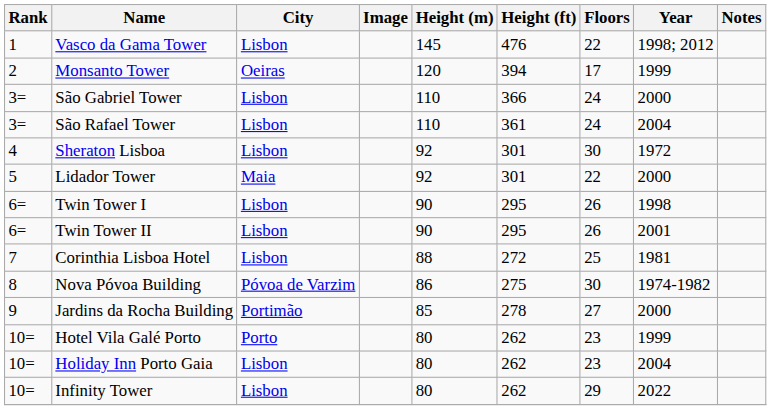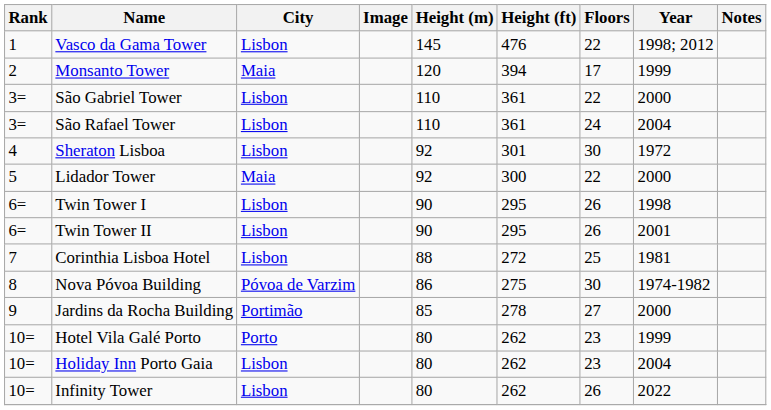(263, 71) Oeiras -> (258, 71) Maia
(514, 97) 366 -> (514, 97) 361
(593, 97) 24 -> (593, 97) 22
(514, 177) 301 -> (514, 177) 300
(593, 390) 29 -> (593, 390) 26
